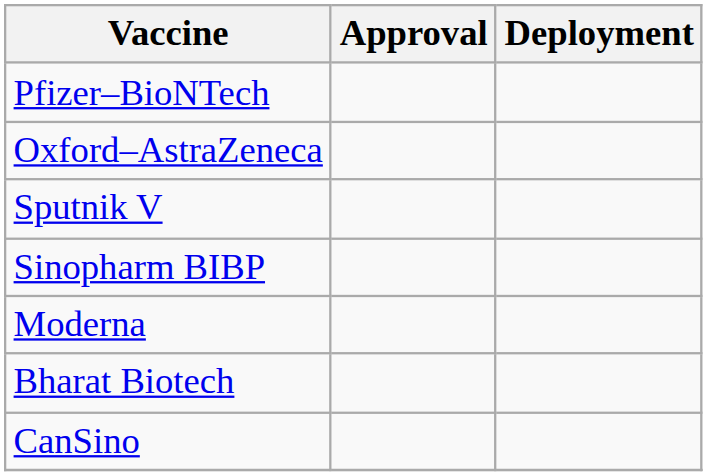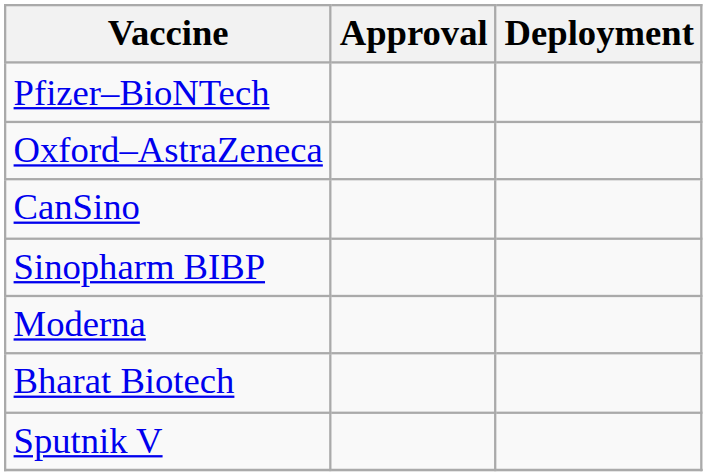rows swapped: (88, 207) <-> (77, 440)
